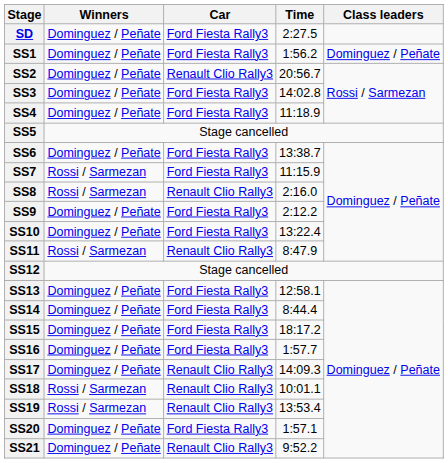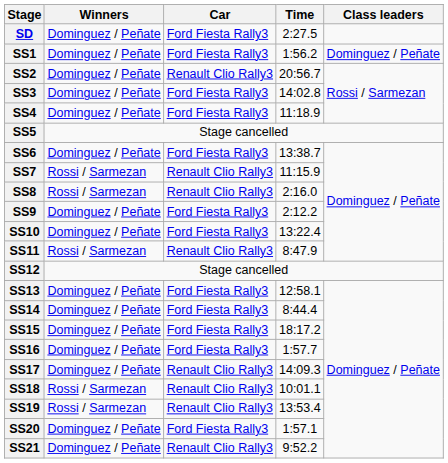(217, 172) Ford Fiesta Rally3 -> (220, 172) Renault Clio Rally3
